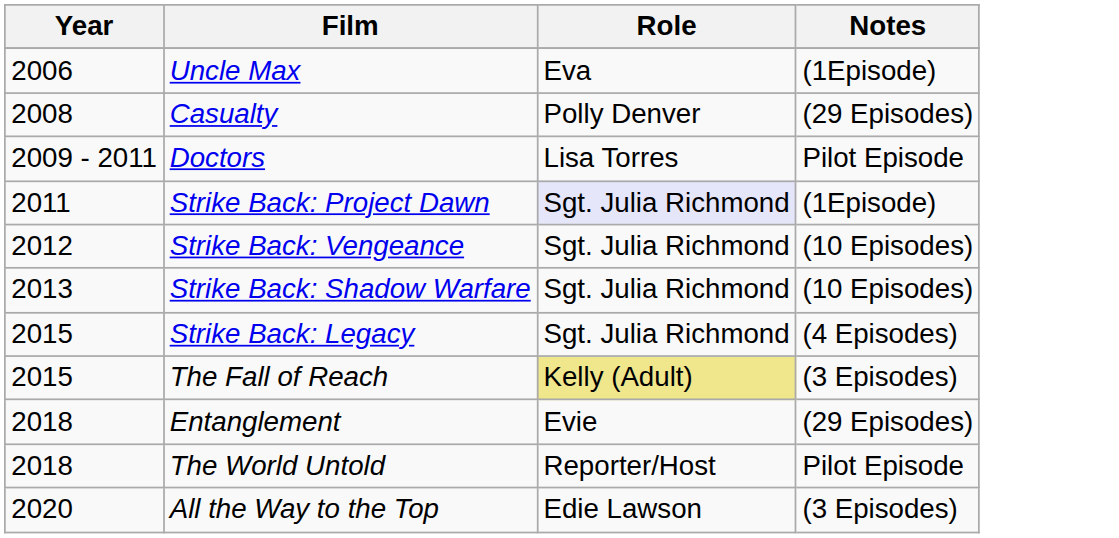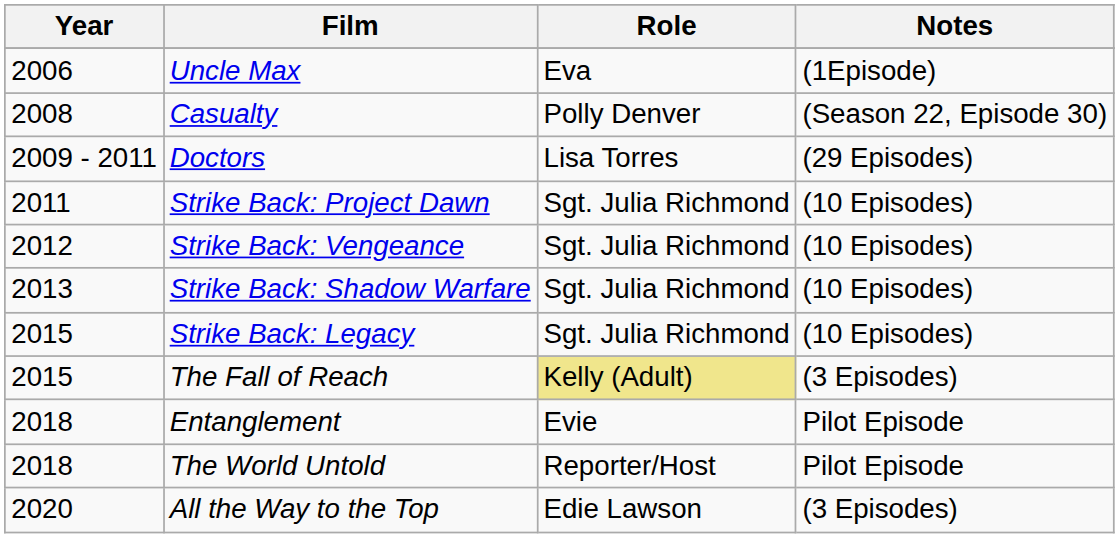(888, 114) (29 Episodes) -> (955, 114) (Season 22, Episode 30)
(883, 158) Pilot Episode -> (888, 158) (29 Episodes)
(667, 202) lavender background -> (667, 202) no background
(869, 202) (1Episode) -> (888, 202) (10 Episodes)
(880, 333) (4 Episodes) -> (888, 333) (10 Episodes)
(888, 421) (29 Episodes) -> (883, 421) Pilot Episode
